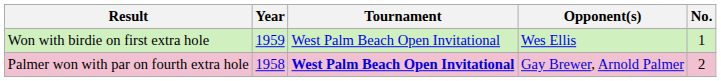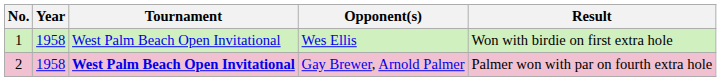columns swapped: (702, 16) <-> (128, 16)
(270, 40) 1959 -> (51, 40) 1958
